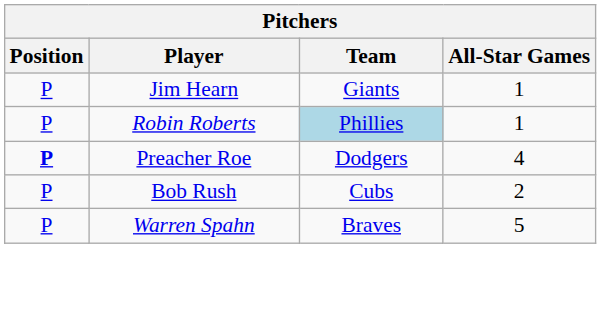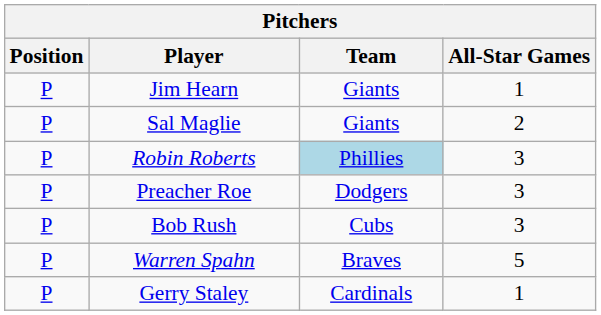+ row: (194, 123)
(519, 123) 1 -> (519, 157) 3
(47, 157) bold -> (47, 191) normal
(519, 157) 4 -> (519, 191) 3
(519, 191) 2 -> (519, 225) 3
+ row: (194, 293)
